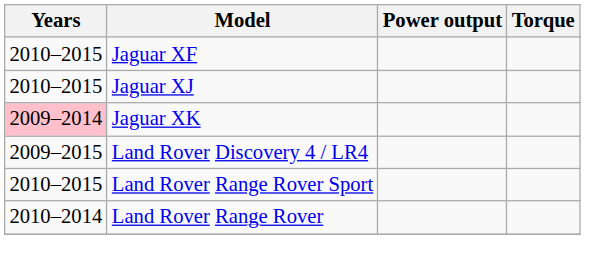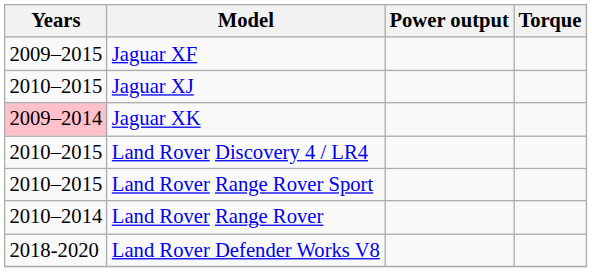(56, 53) 2010–2015 -> (56, 53) 2009–2015
(56, 151) 2009–2015 -> (56, 151) 2010–2015
+ row: (246, 250)
